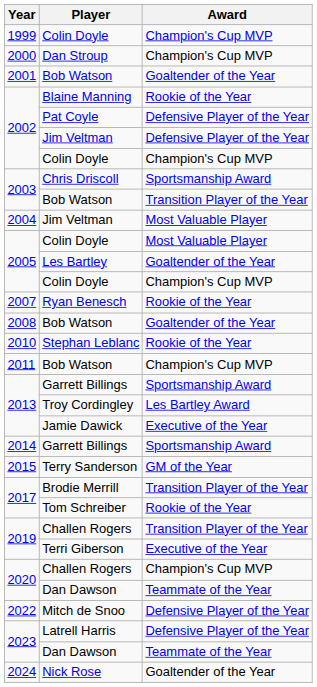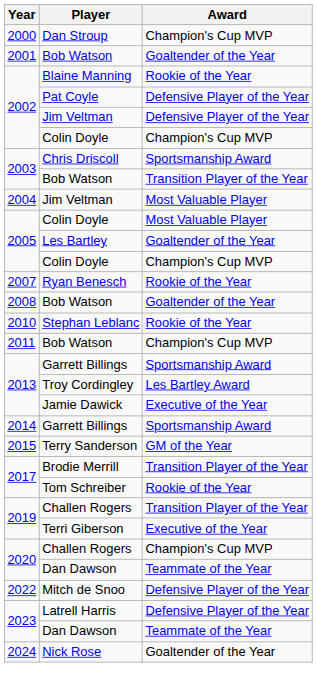- row: (22, 35)
